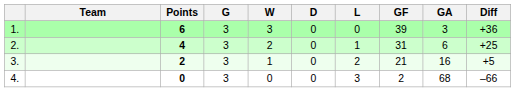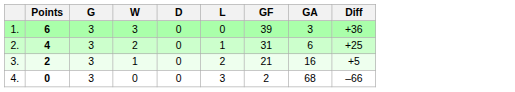- column: (93, 12)
